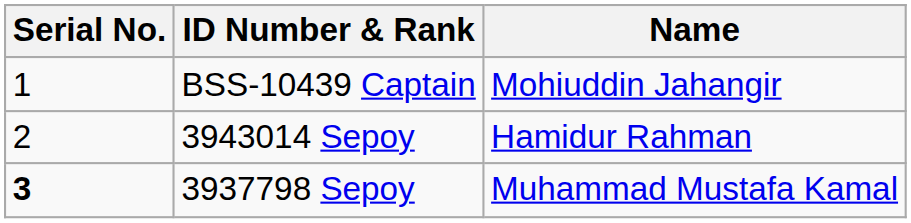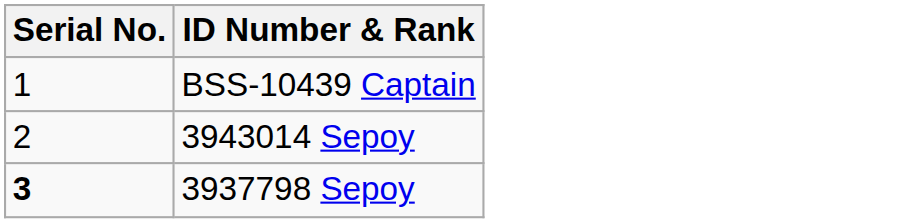- column: (695, 30)
